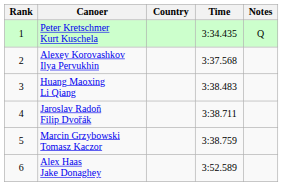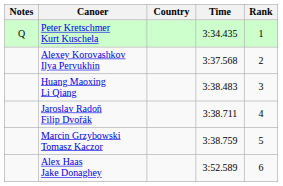columns swapped: (21, 12) <-> (261, 12)
